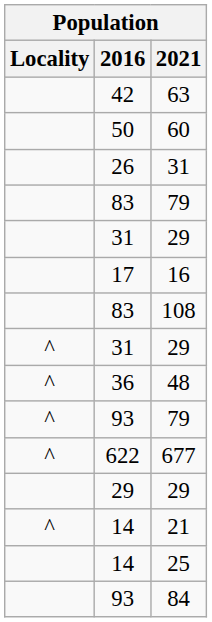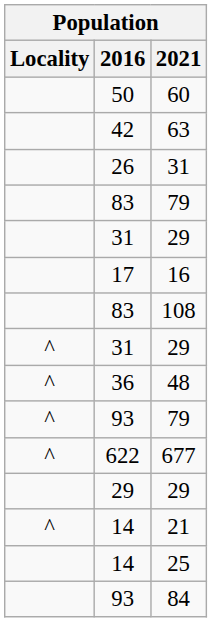rows swapped: (123, 130) <-> (123, 94)
